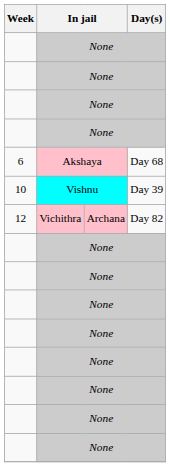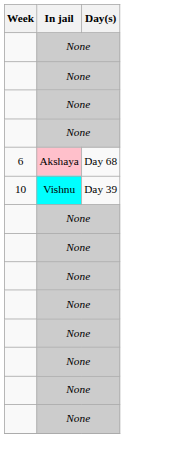- row: (21, 218)
